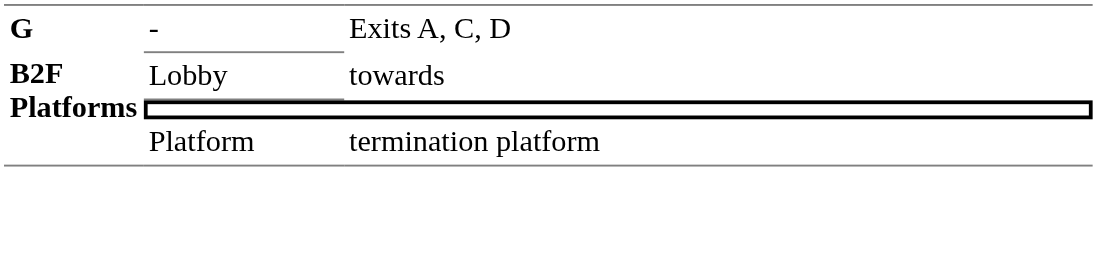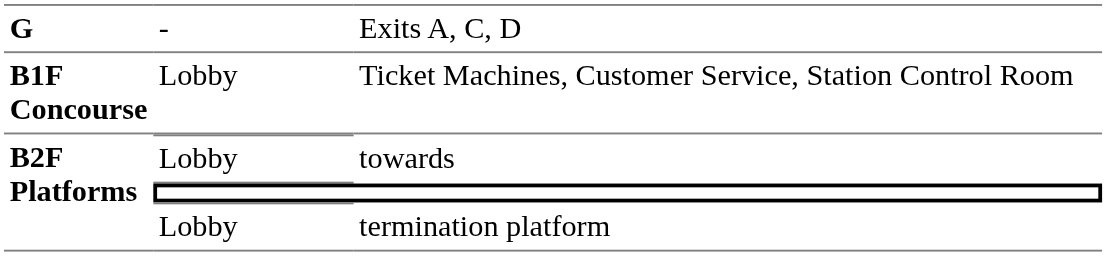+ row: (716, 75)
(202, 141) Platform -> (198, 226) Lobby
